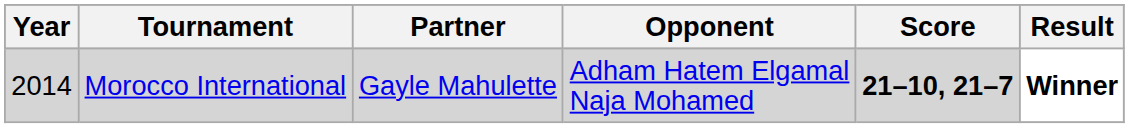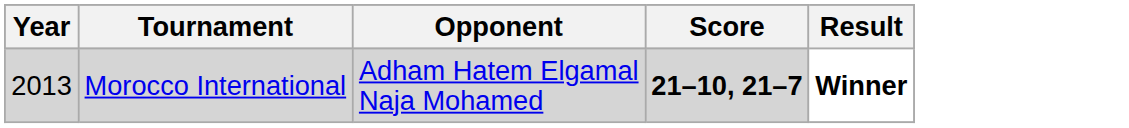- column: (458, 27)
(42, 85) 2014 -> (42, 85) 2013
